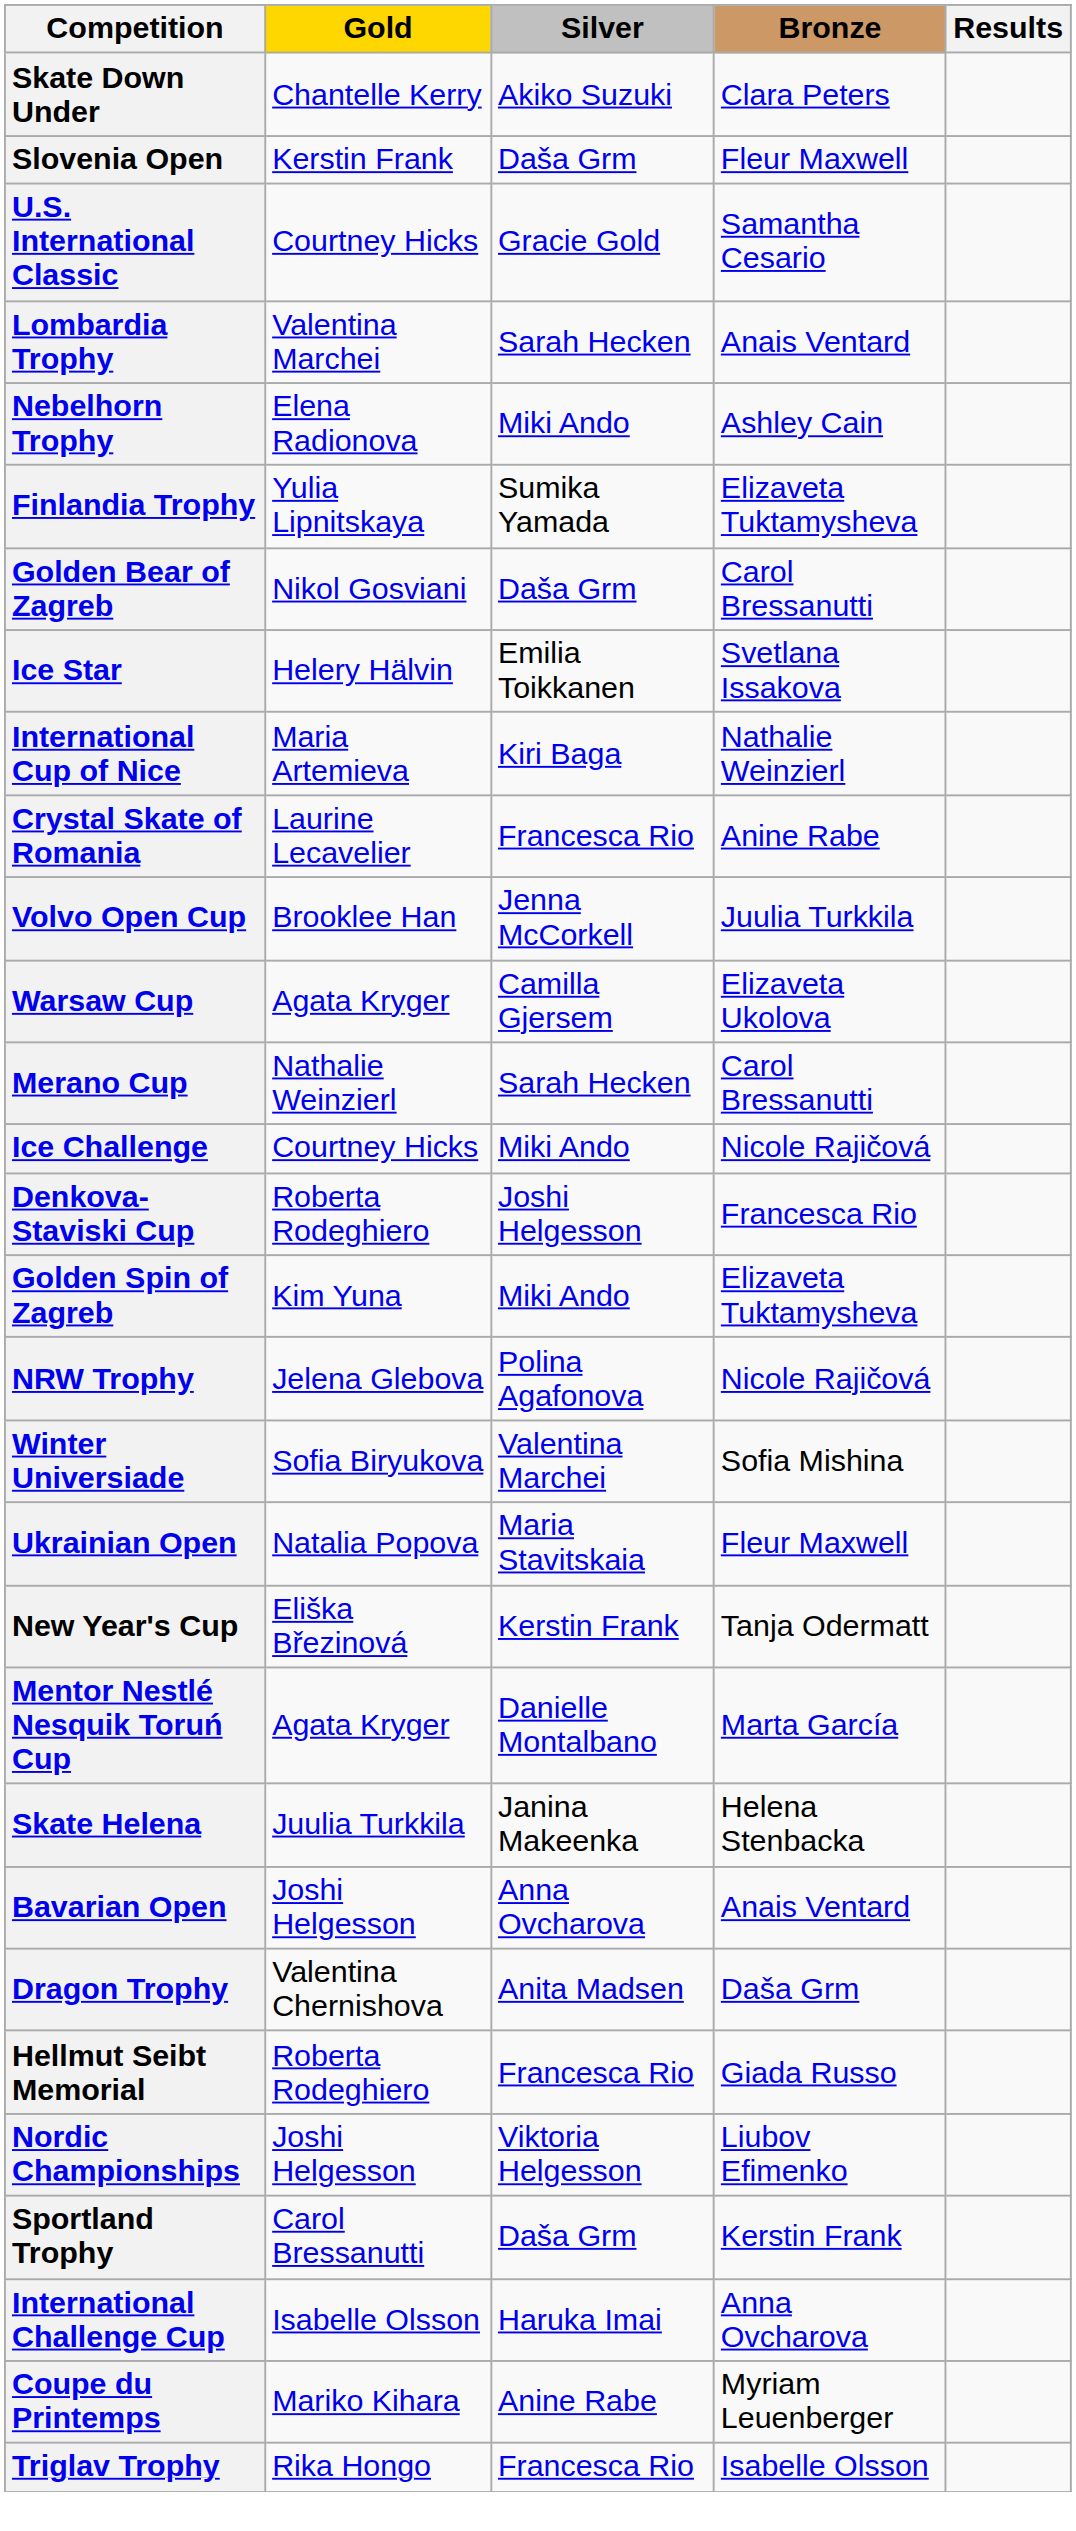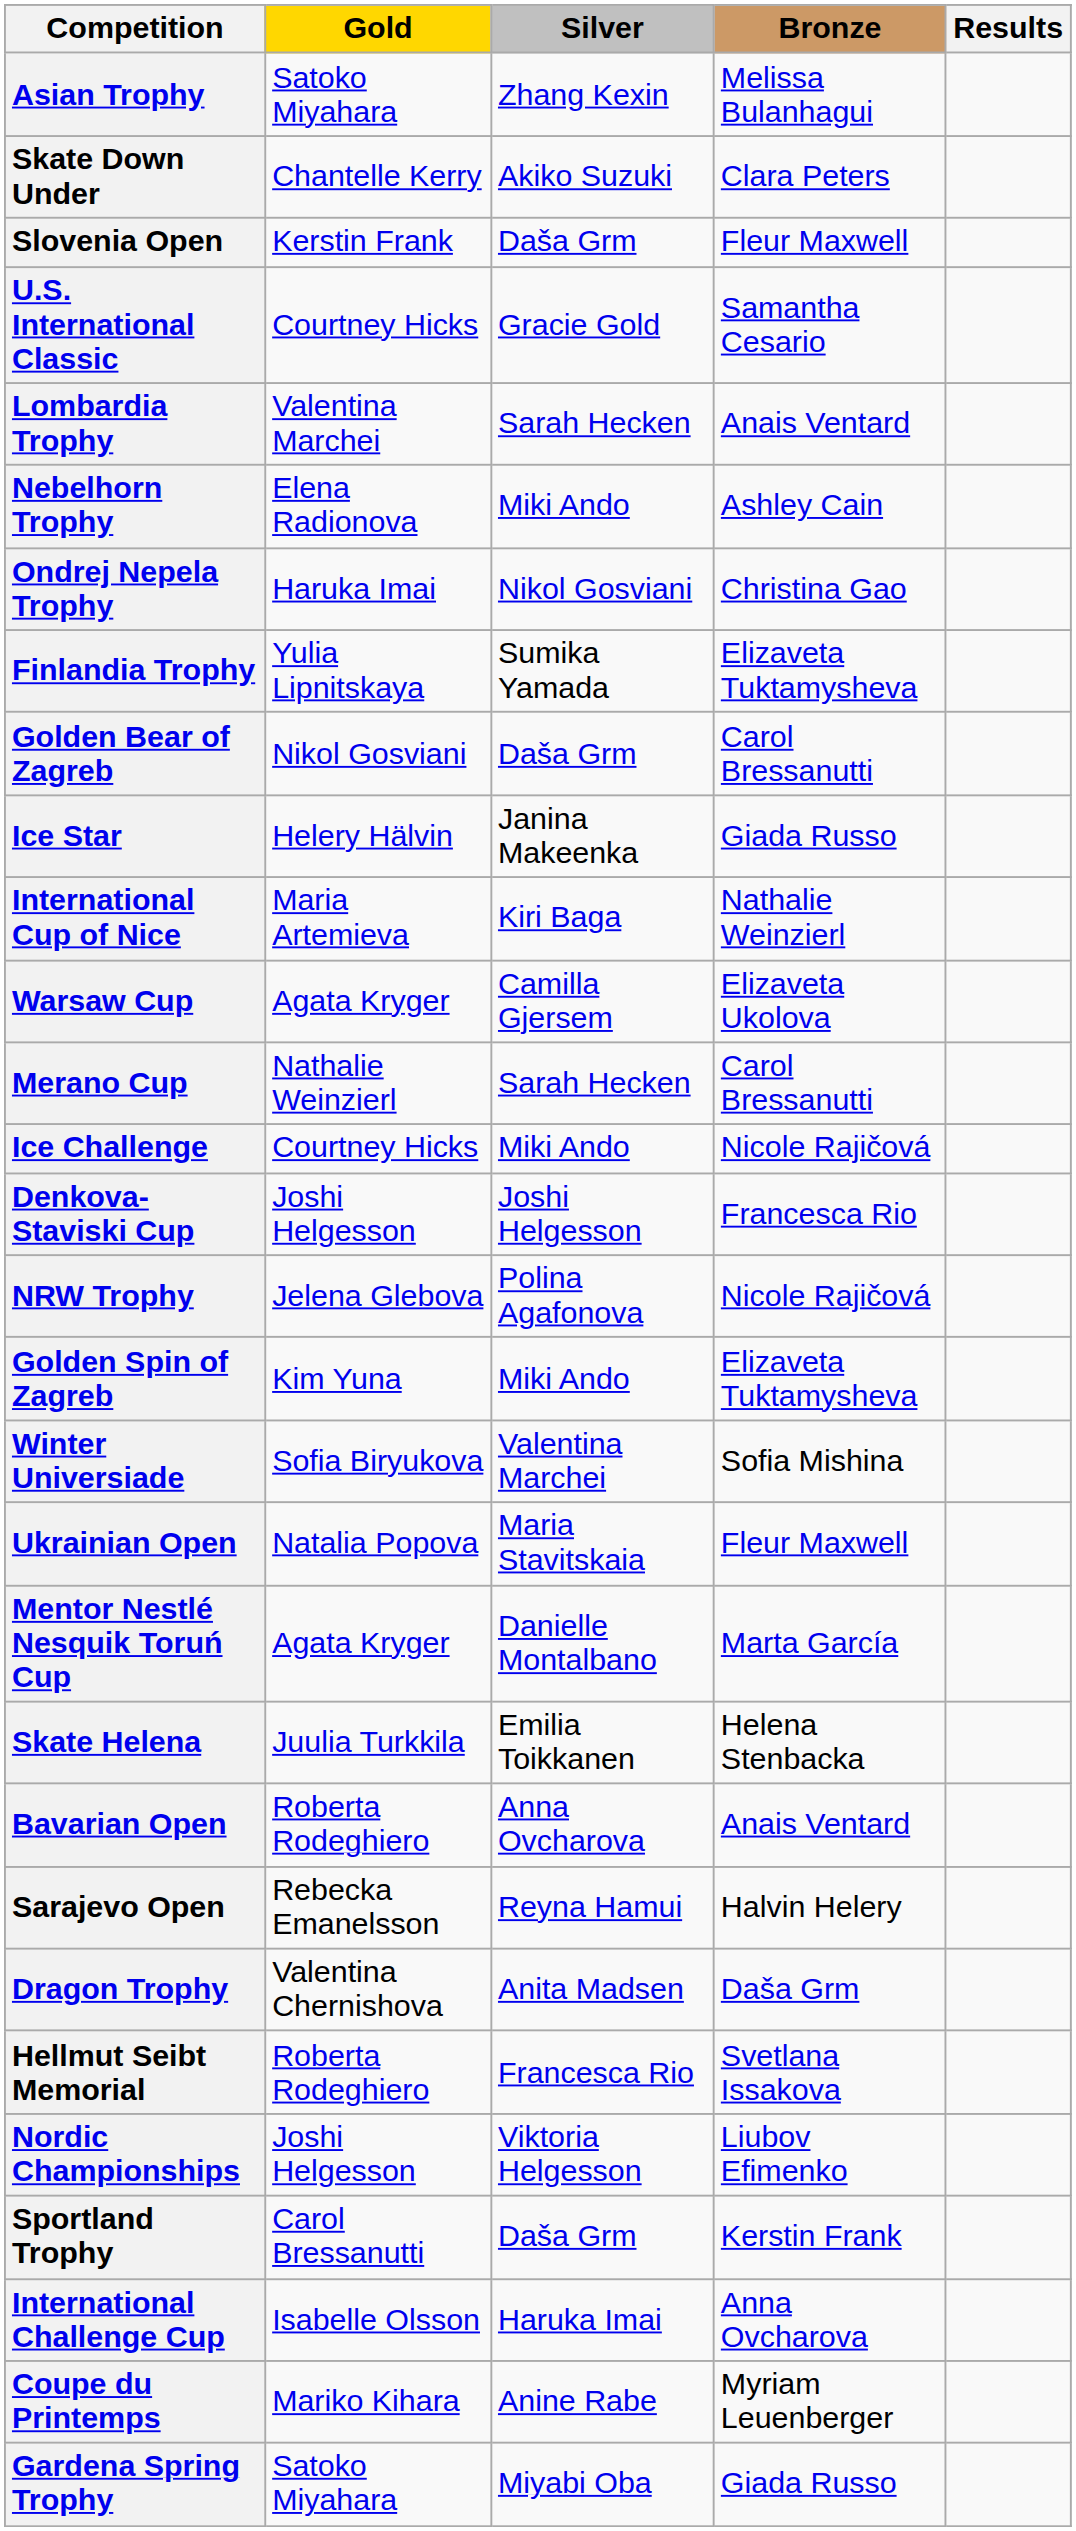+ row: (108, 93)
+ row: (115, 588)
(566, 670) Emilia Toikkanen -> (568, 835) Janina Makeenka
(781, 670) Svetlana Issakova -> (809, 835) Giada Russo
- row: (127, 835)
- row: (129, 918)
(351, 1213) Roberta Rodeghiero -> (344, 1213) Joshi Helgesson
rows swapped: (103, 1378) <-> (120, 1295)
- row: (125, 1625)
(568, 1824) Janina Makeenka -> (566, 1742) Emilia Toikkanen
(344, 1906) Joshi Helgesson -> (351, 1824) Roberta Rodeghiero
+ row: (118, 1906)
(809, 2071) Giada Russo -> (781, 2071) Svetlana Issakova
+ row: (126, 2483)
- row: (116, 2466)
